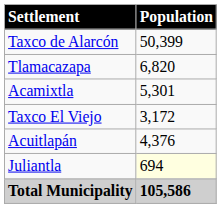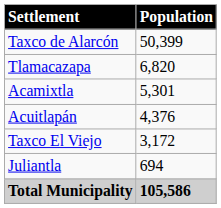rows swapped: (43, 141) <-> (55, 116)
(152, 166) lightyellow background -> (152, 166) no background
